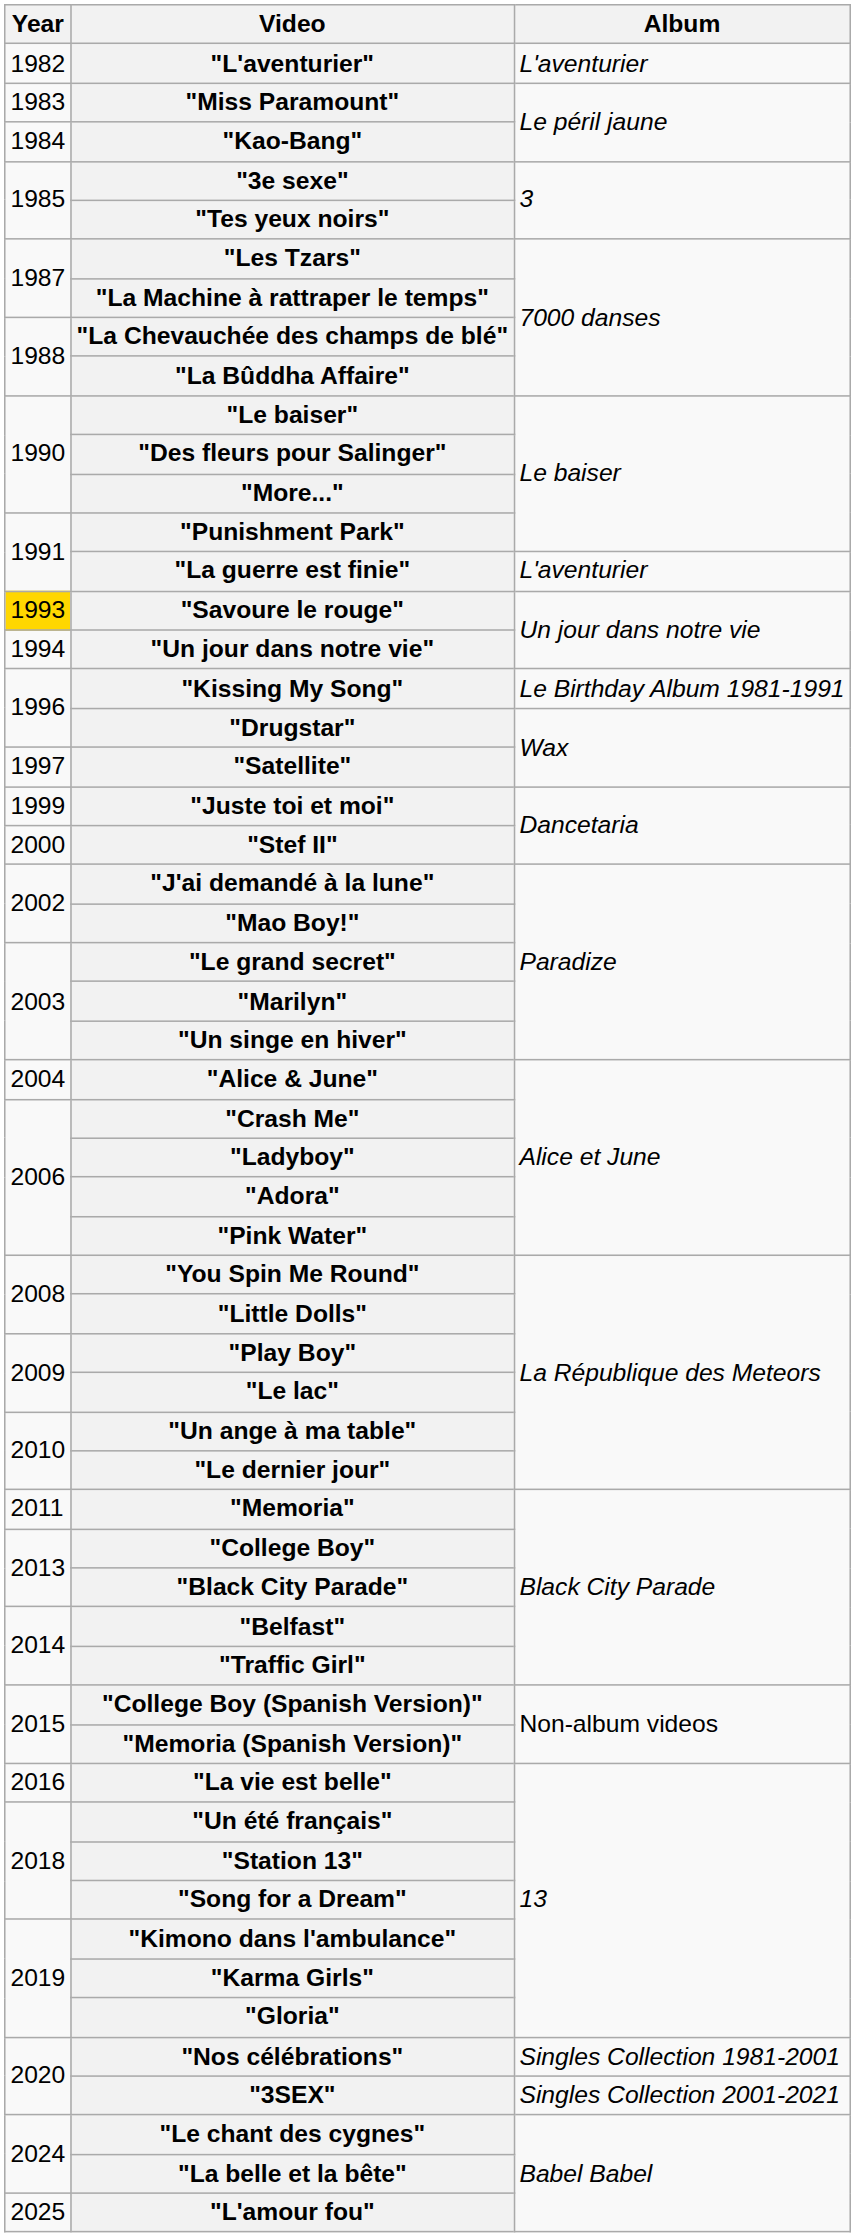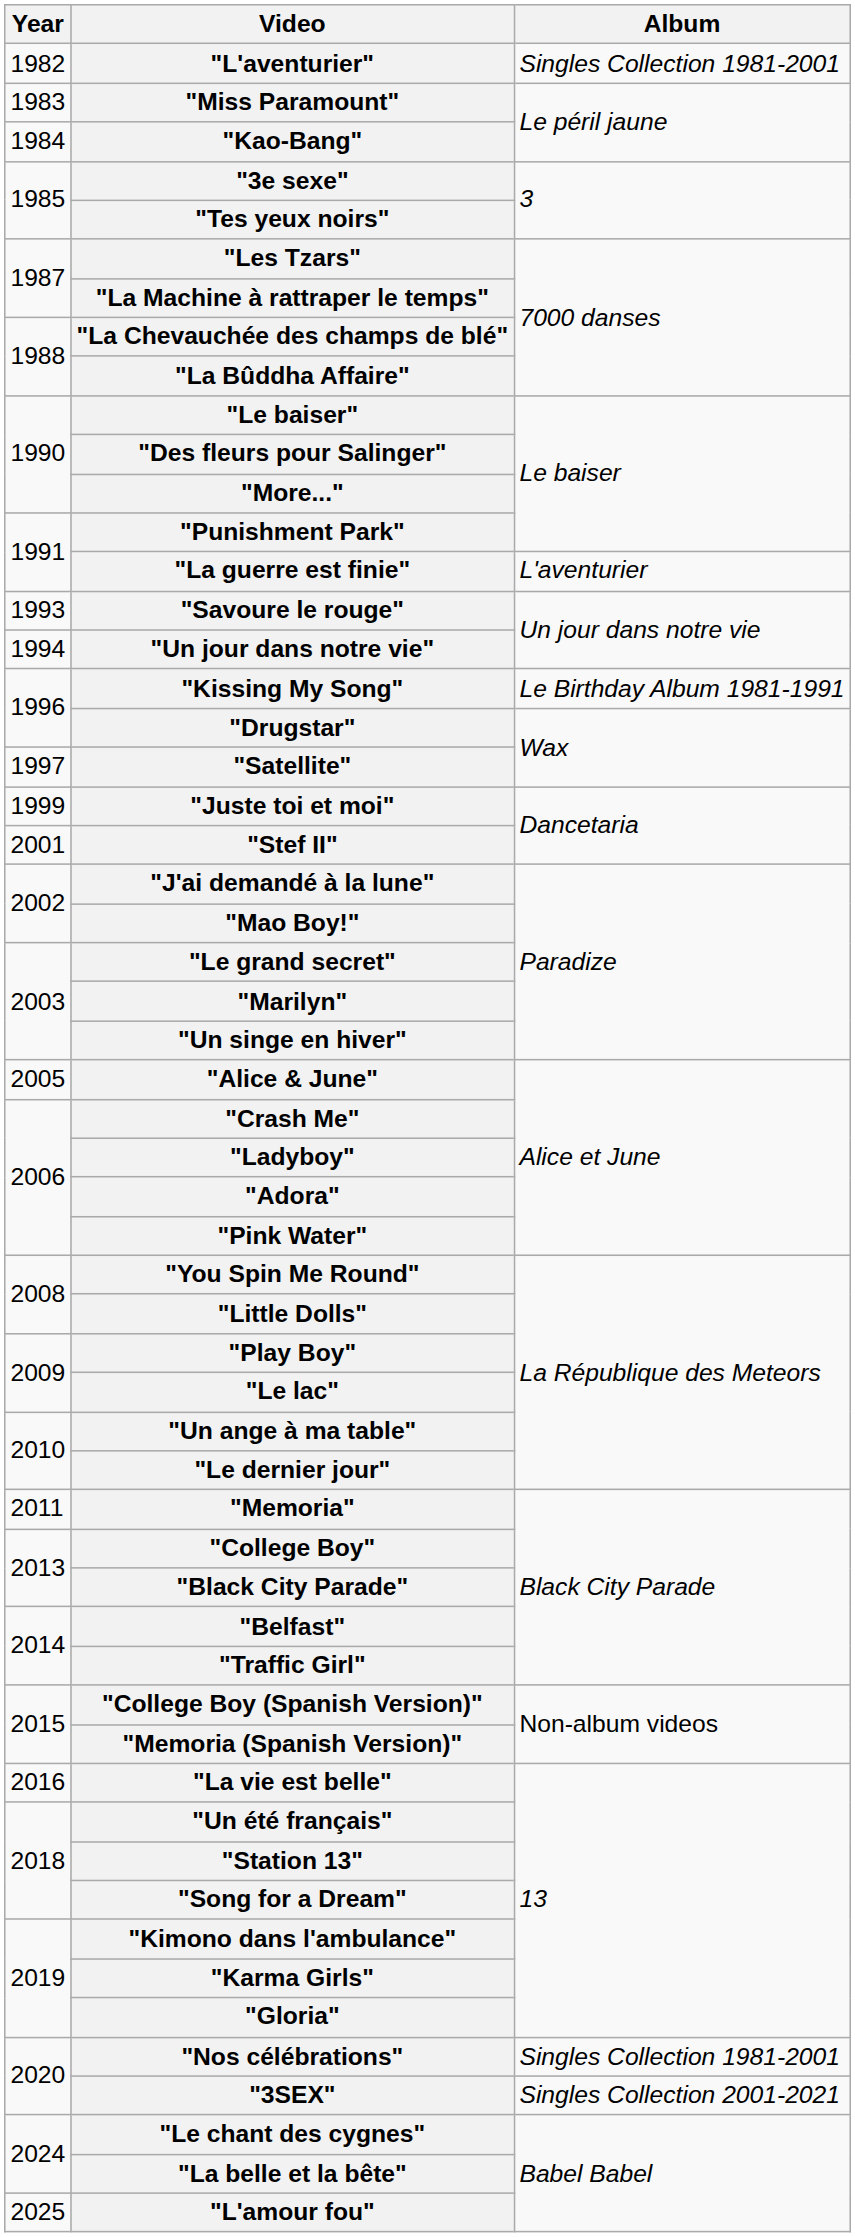(583, 63) L'aventurier -> (680, 63) Singles Collection 1981-2001
(38, 610) gold background -> (38, 610) no background
(38, 844) 2000 -> (38, 844) 2001
(38, 1079) 2004 -> (38, 1079) 2005
